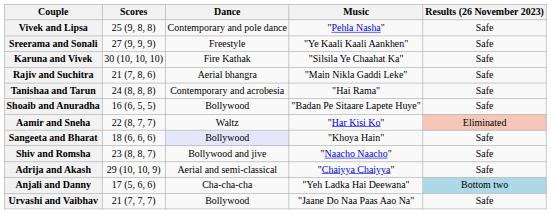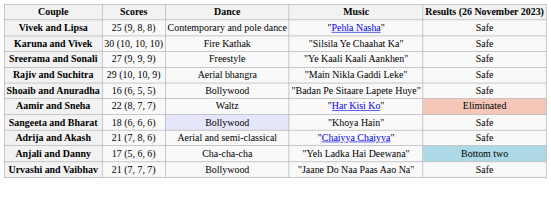rows swapped: (53, 43) <-> (53, 59)
(134, 75) 21 (7, 8, 6) -> (134, 75) 29 (10, 10, 9)
- row: (53, 91)
- row: (53, 153)
(134, 169) 29 (10, 10, 9) -> (134, 138) 21 (7, 8, 6)
